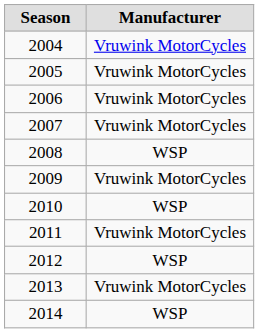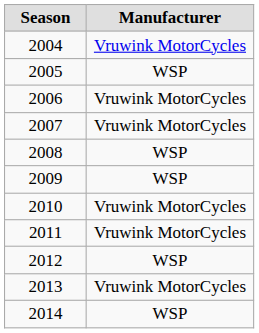(170, 71) Vruwink MotorCycles -> (170, 71) WSP
(170, 179) Vruwink MotorCycles -> (170, 179) WSP
(170, 206) WSP -> (170, 206) Vruwink MotorCycles
